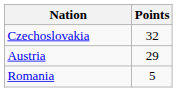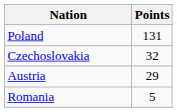+ row: (25, 35)
